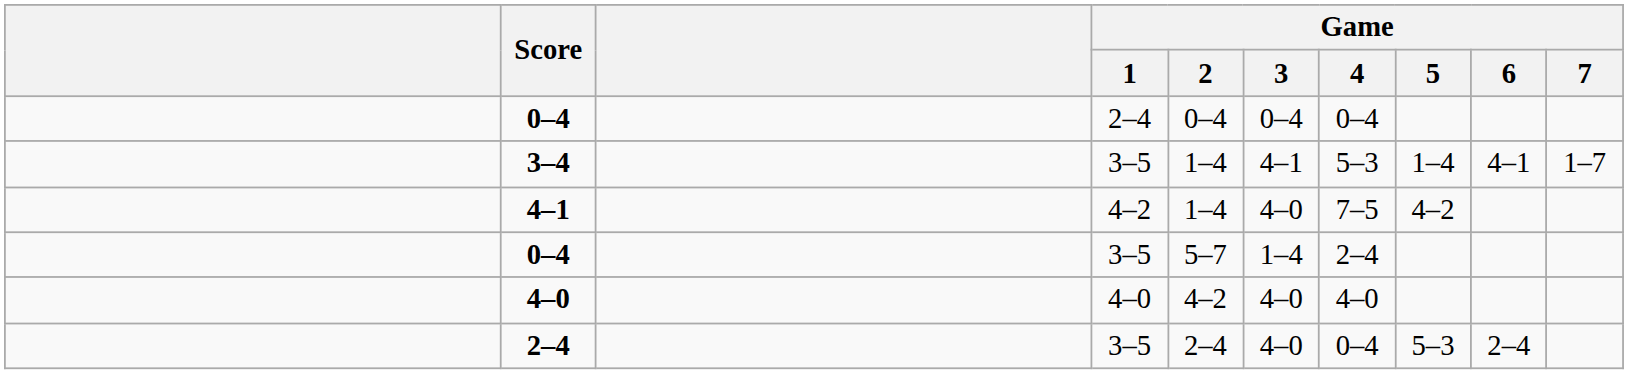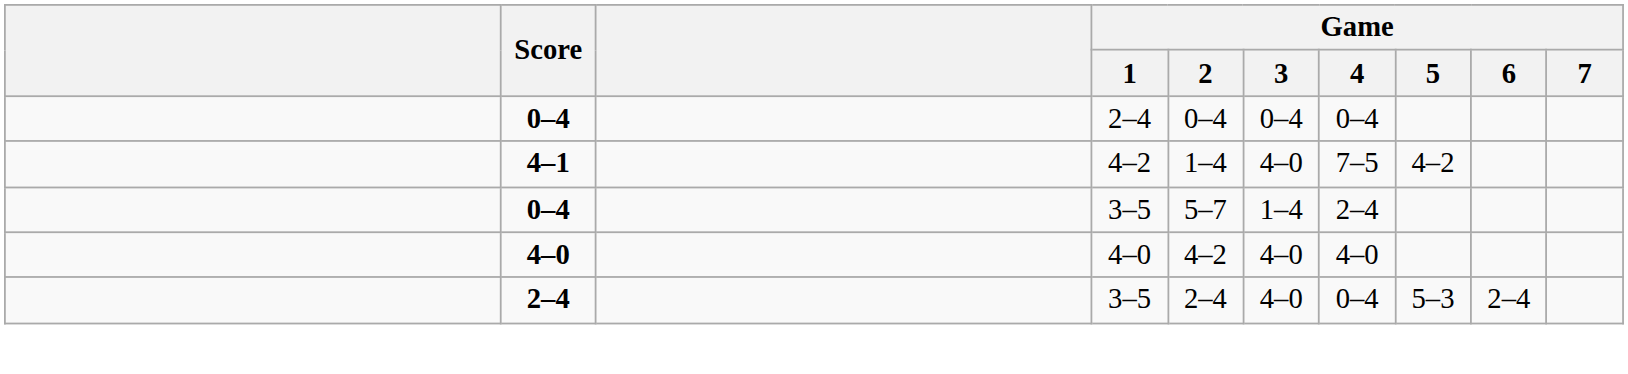- row: (548, 163)
